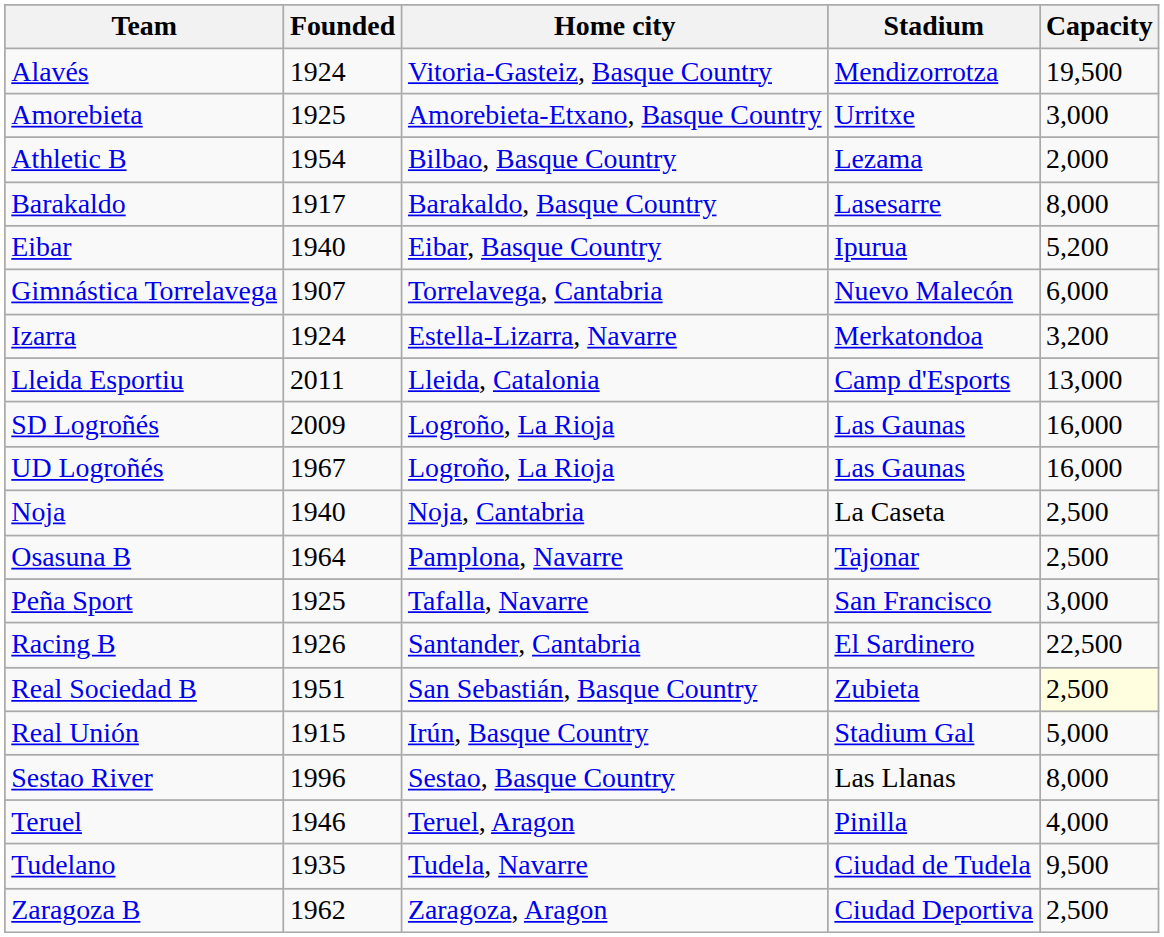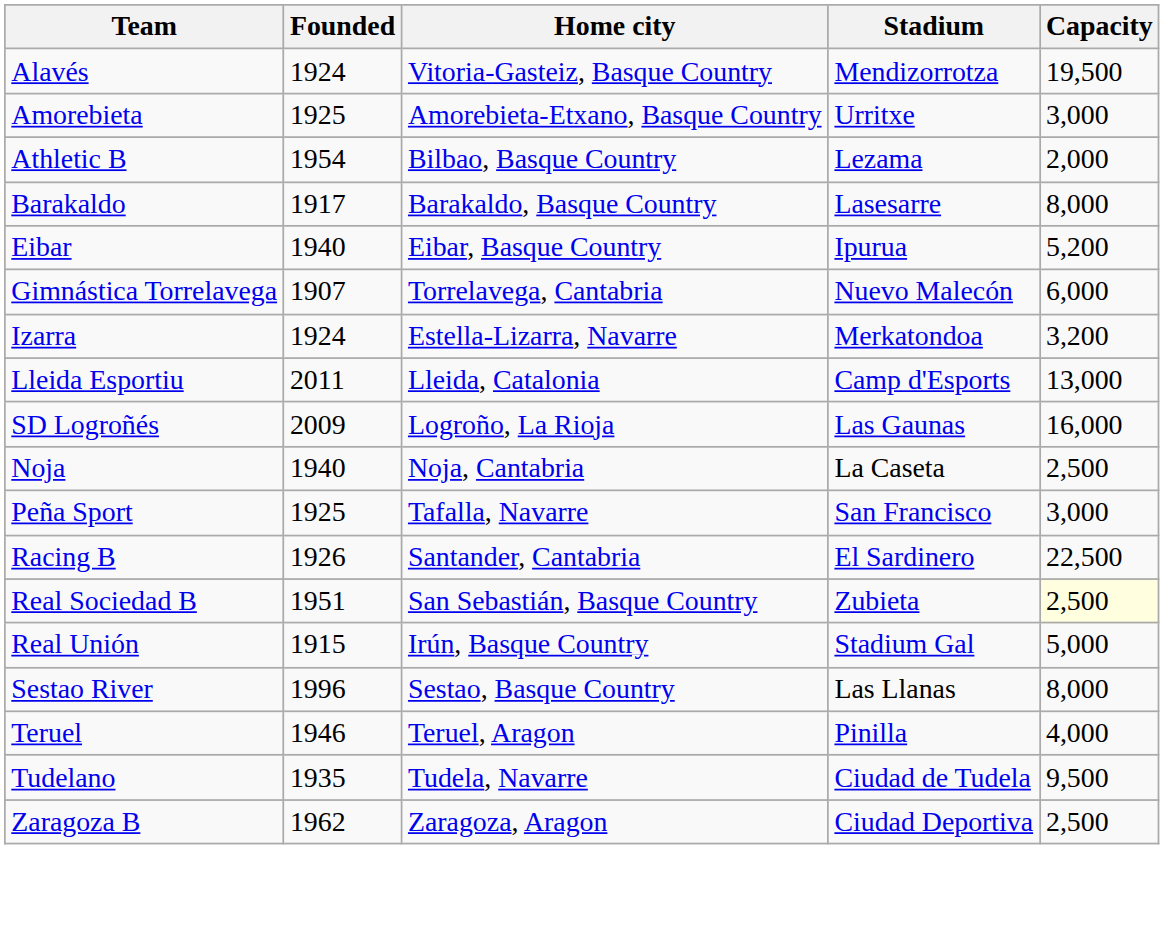- row: (87, 468)
- row: (71, 556)
